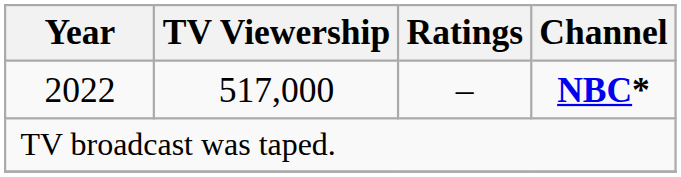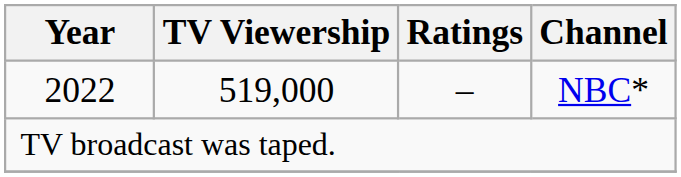(277, 88) 517,000 -> (277, 88) 519,000
(604, 88) bold -> (604, 88) normal
